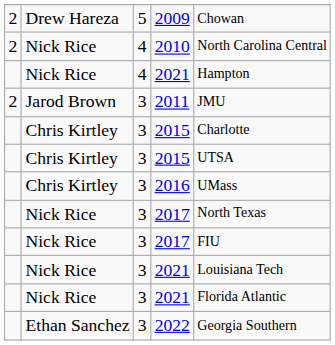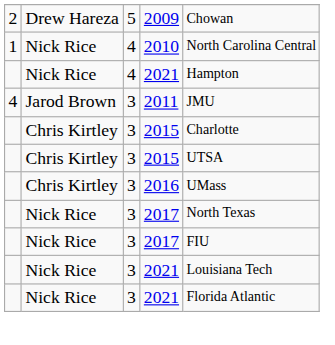(13, 46) 2 -> (13, 46) 1
(13, 102) 2 -> (13, 102) 4
- row: (142, 325)
